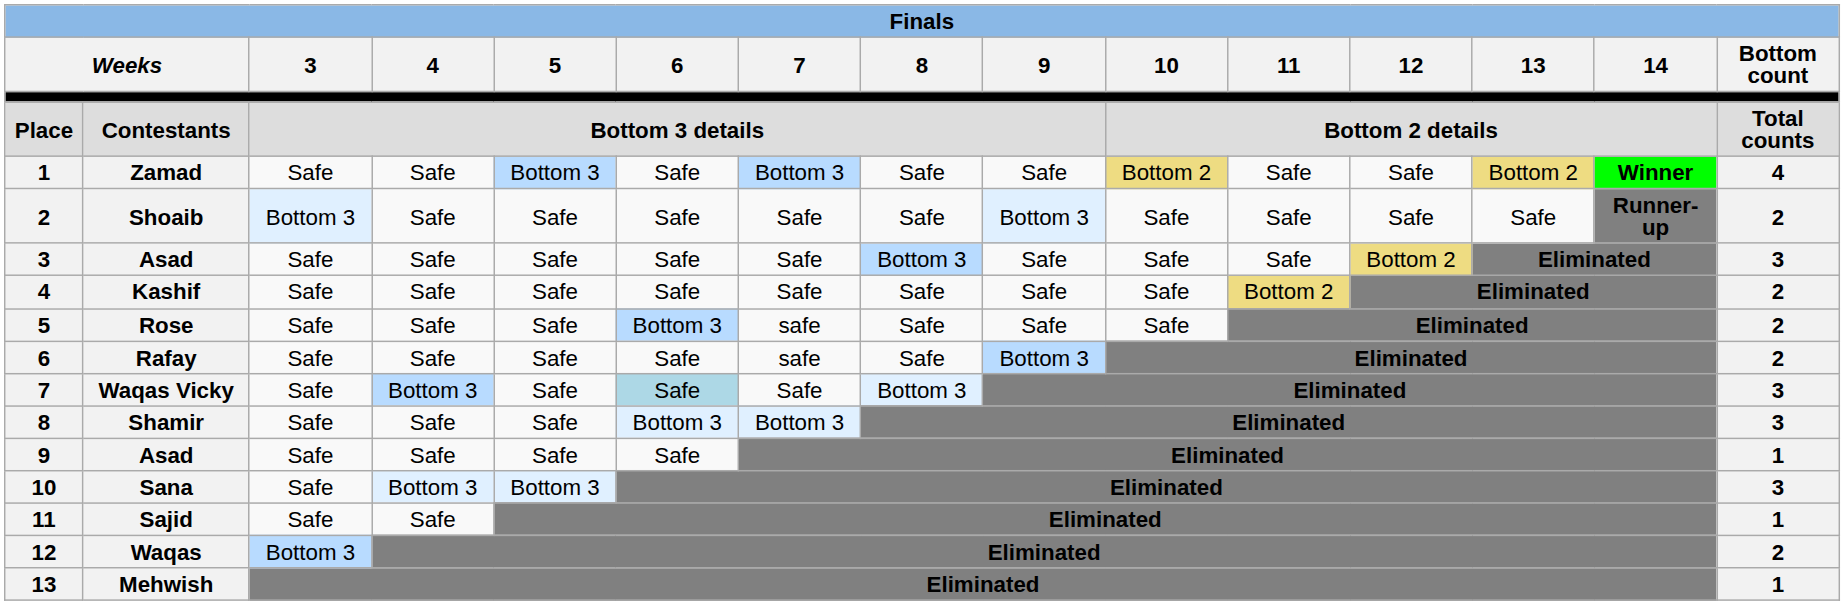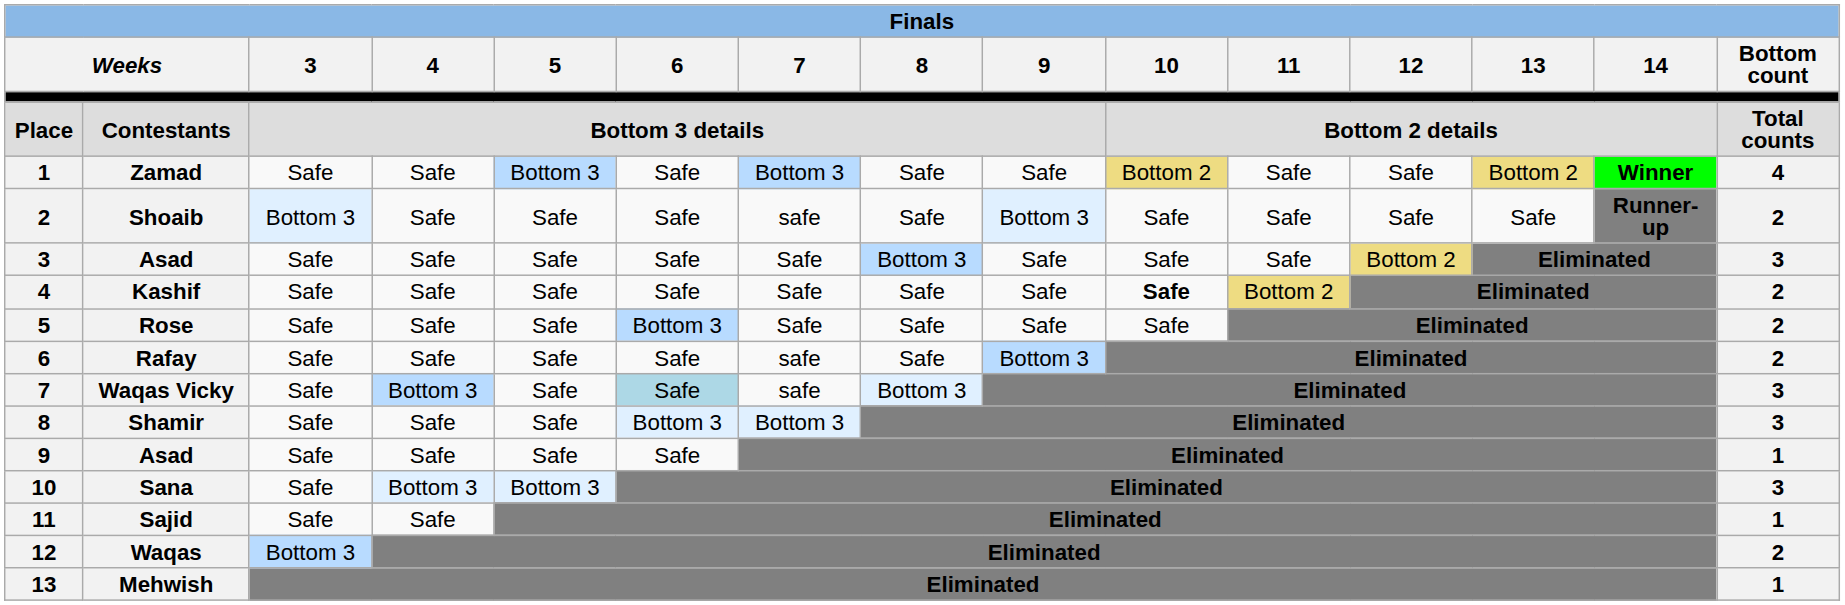(800, 216) Safe -> (800, 216) safe
(1166, 292) normal -> (1166, 292) bold
(800, 325) safe -> (800, 325) Safe
(800, 390) Safe -> (800, 390) safe
